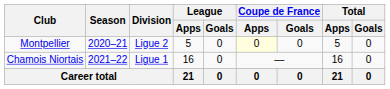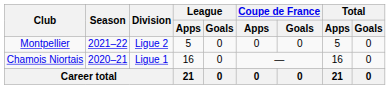(108, 44) 2020–21 -> (108, 44) 2021–22
(257, 44) lightyellow background -> (257, 44) no background
(108, 60) 2021–22 -> (108, 60) 2020–21
